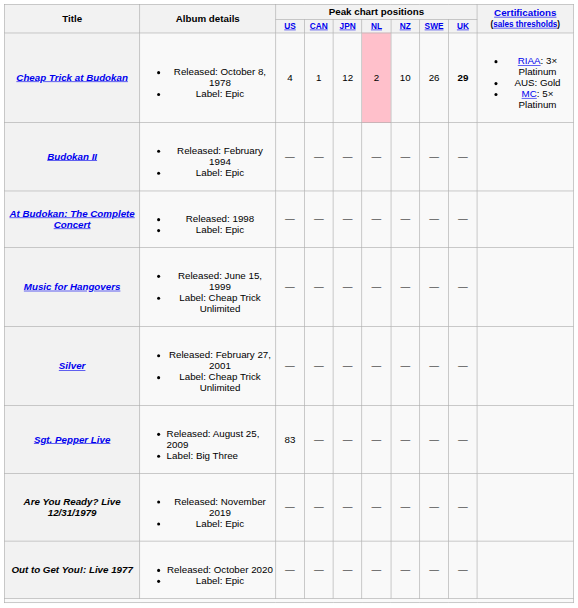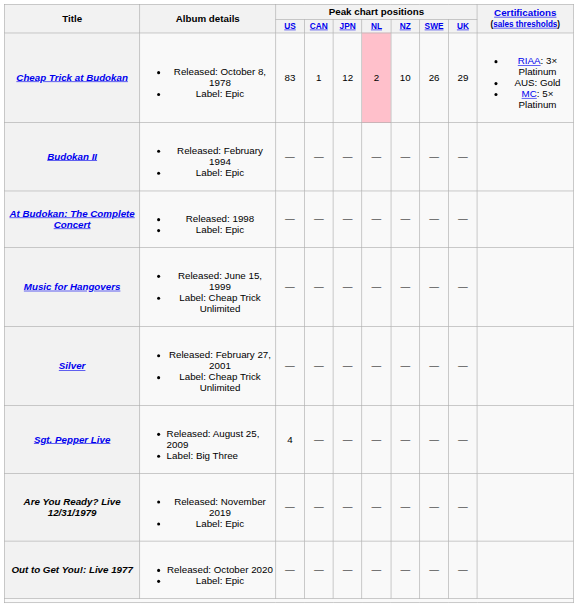(290, 78) 4 -> (290, 78) 83
(463, 78) bold -> (463, 78) normal
(290, 439) 83 -> (290, 439) 4
